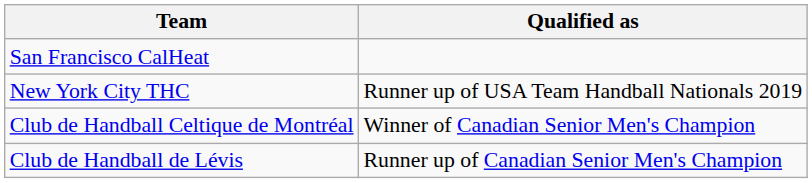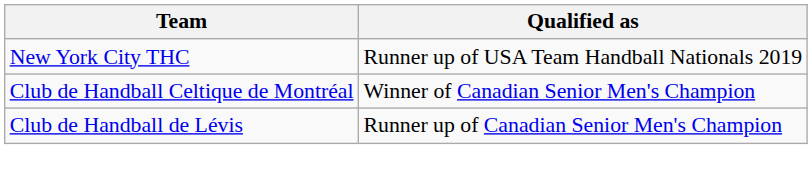- row: (109, 56)
